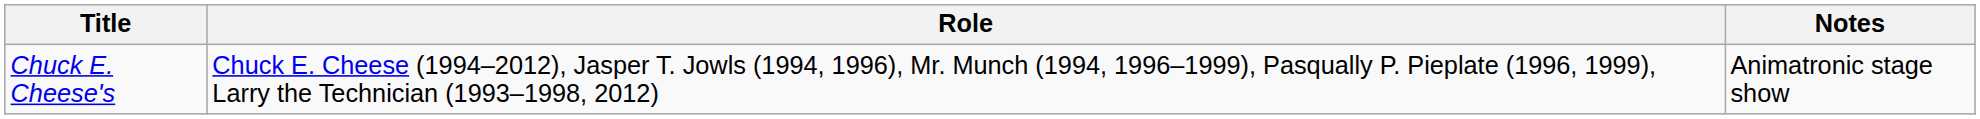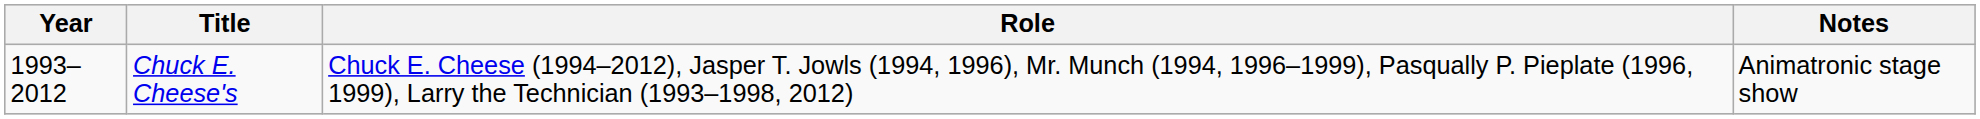+ column: (66, 24)
